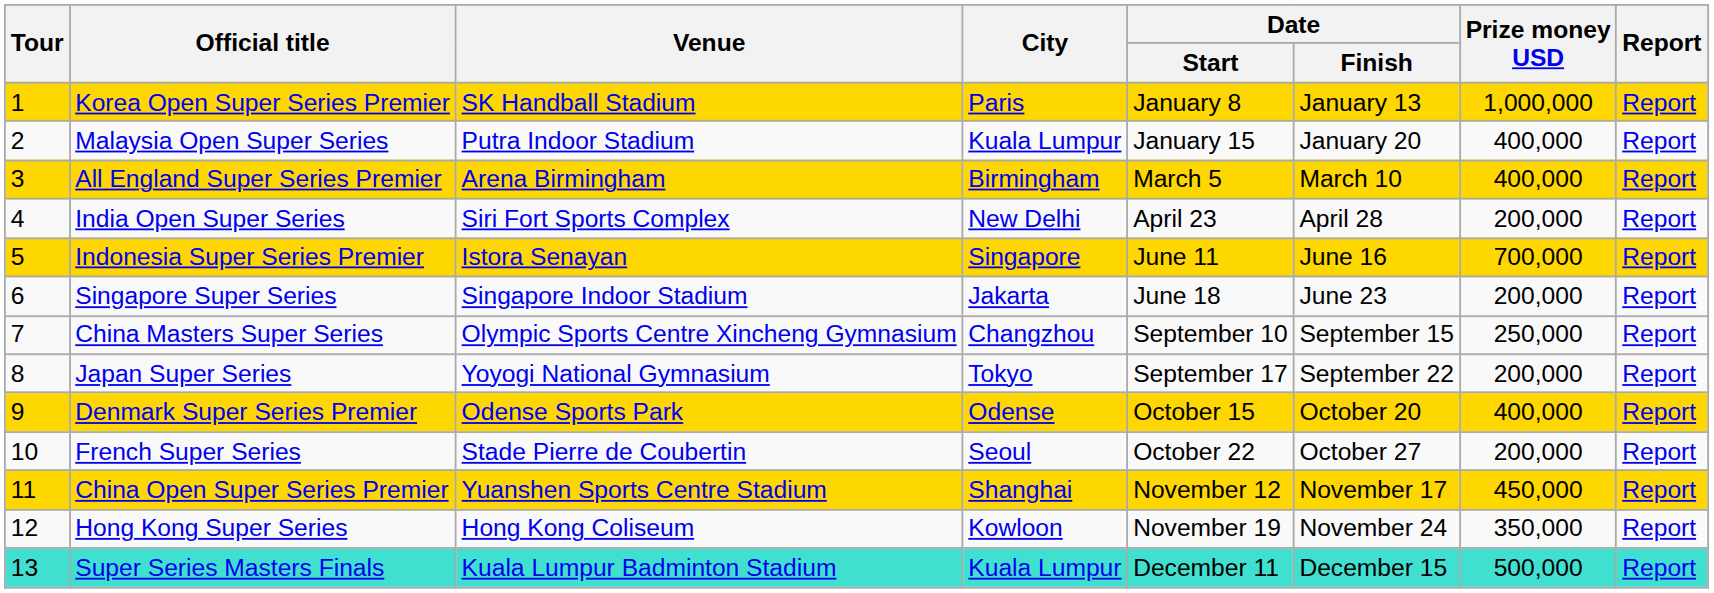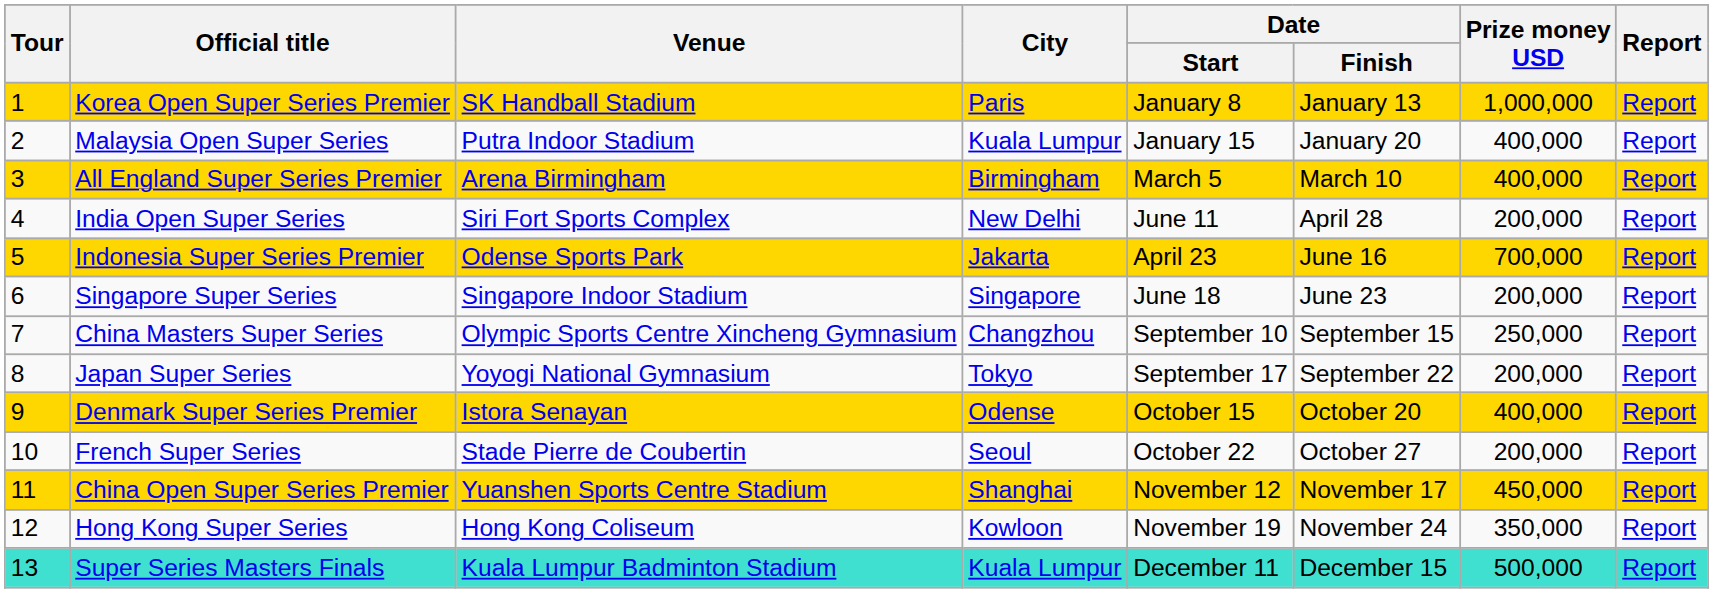(1175, 218) April 23 -> (1176, 218) June 11
(544, 257) Istora Senayan -> (572, 257) Odense Sports Park
(1024, 257) Singapore -> (1009, 257) Jakarta
(1176, 257) June 11 -> (1175, 257) April 23
(1009, 296) Jakarta -> (1024, 296) Singapore
(572, 412) Odense Sports Park -> (544, 412) Istora Senayan
